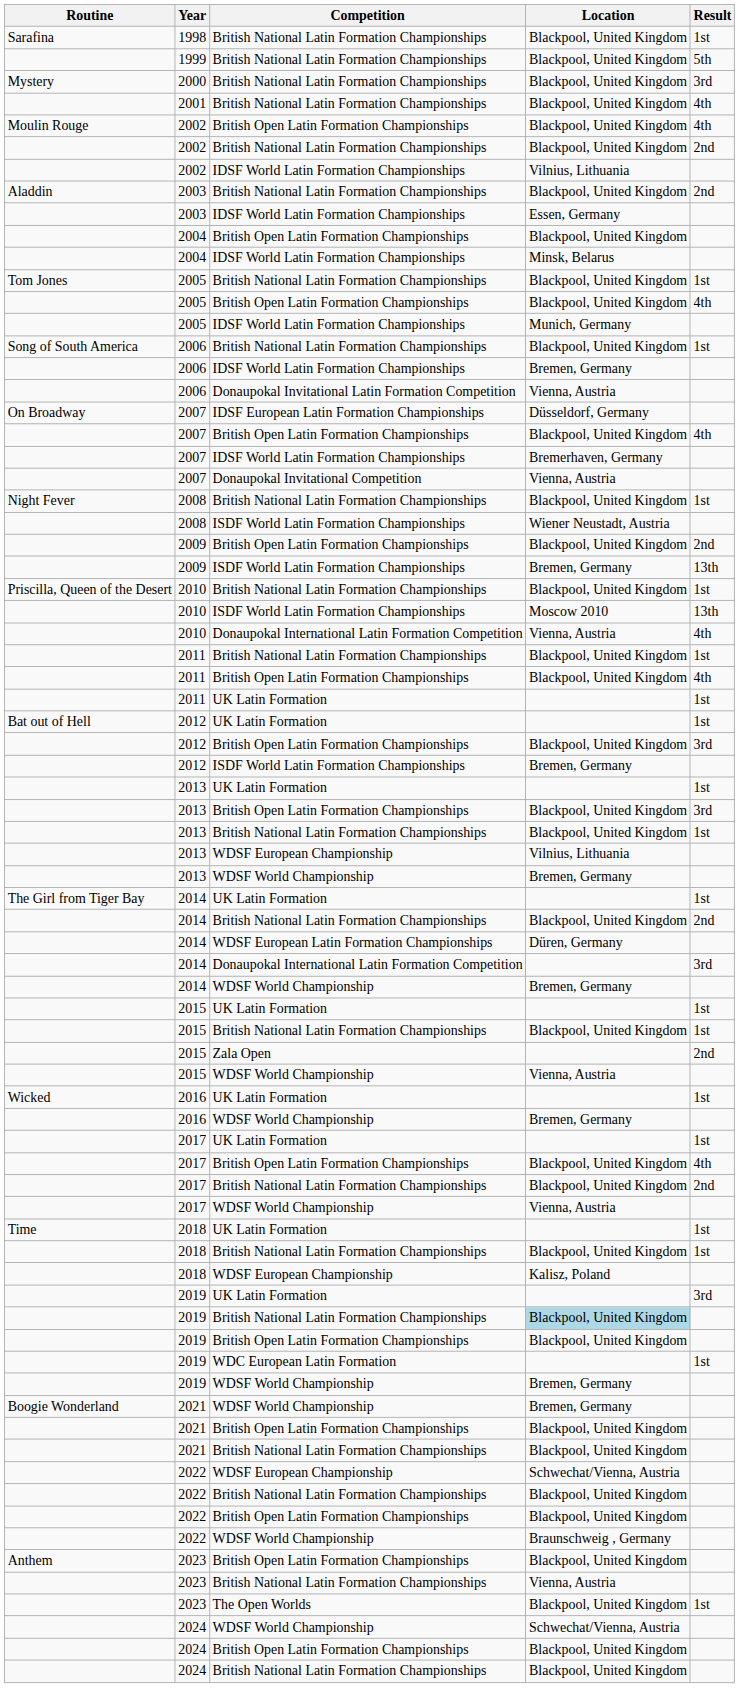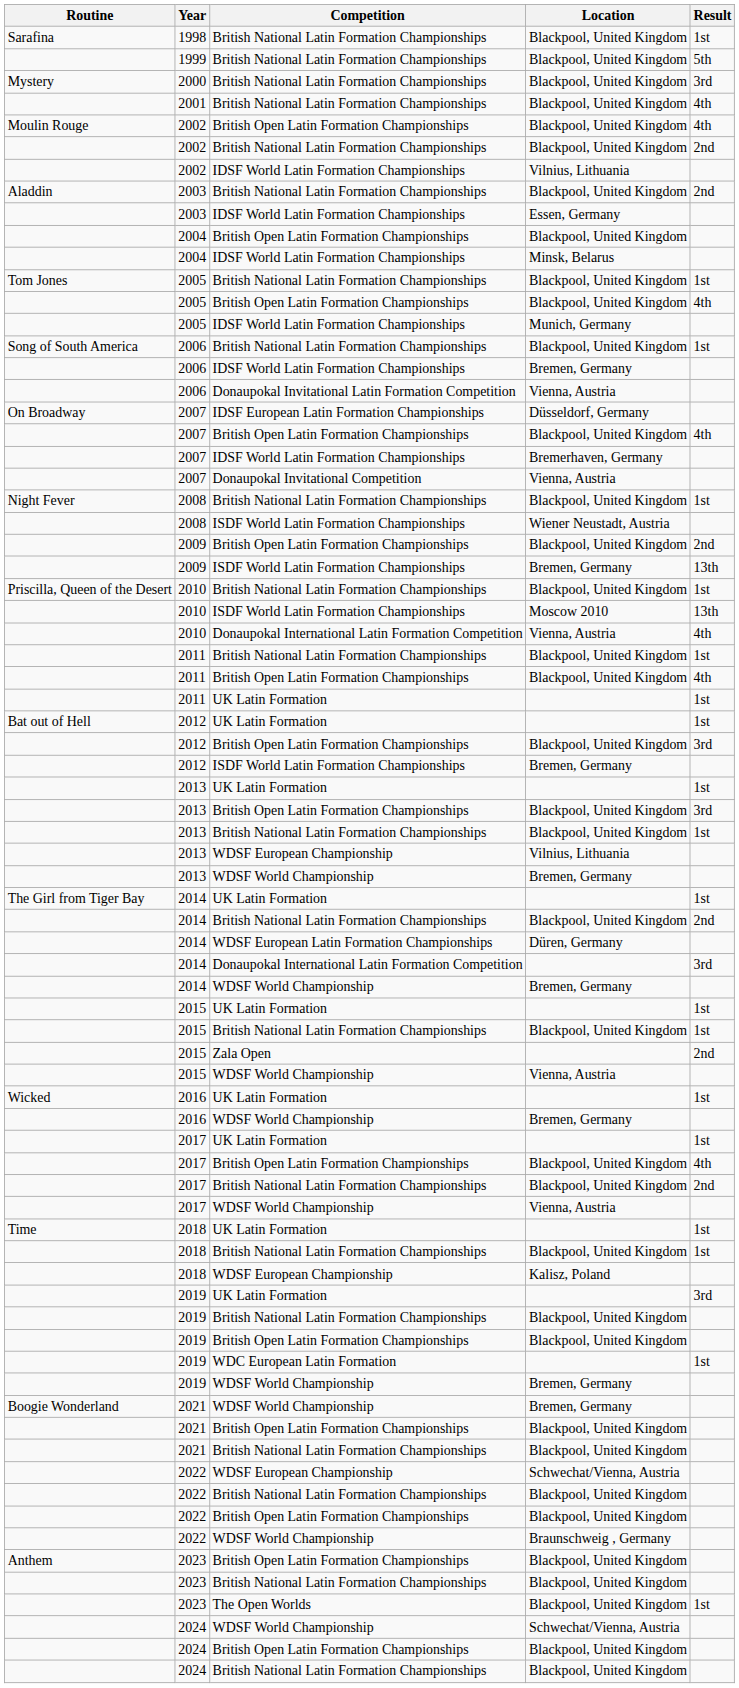(608, 1318) lightblue background -> (608, 1318) no background
(572, 1582) Vienna, Austria -> (608, 1582) Blackpool, United Kingdom
